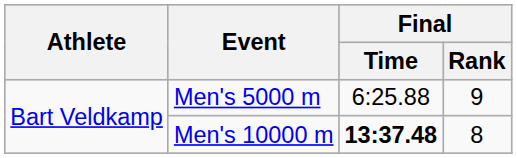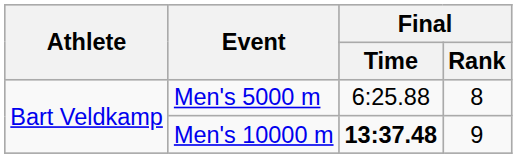(477, 98) 9 -> (477, 98) 8
(477, 135) 8 -> (477, 135) 9
